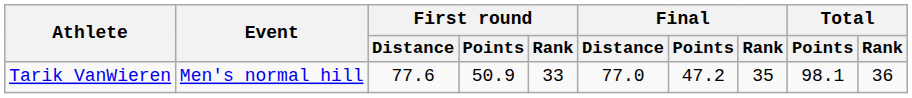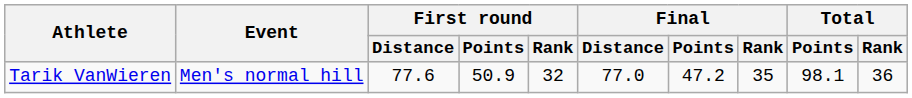(553, 77) 33 -> (553, 77) 32
